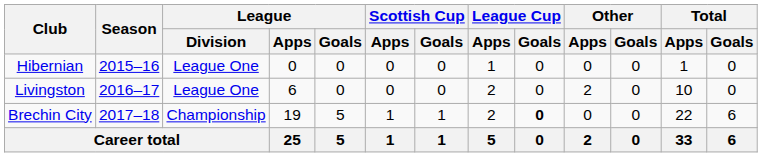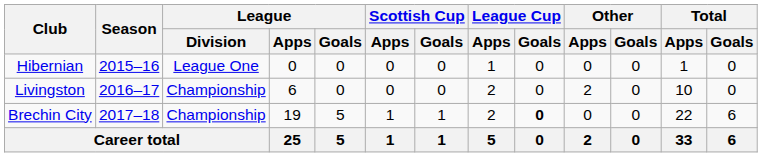(216, 90) League One -> (216, 90) Championship
